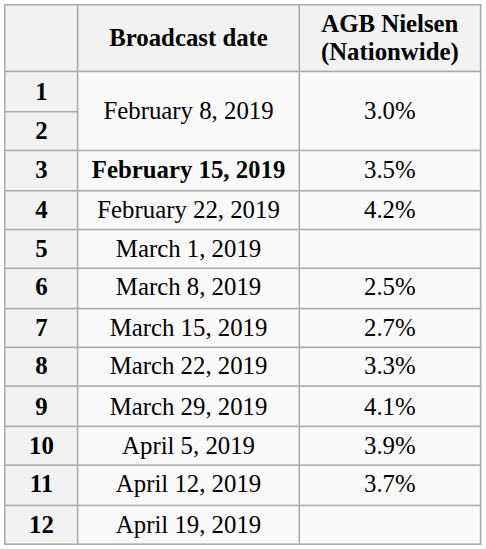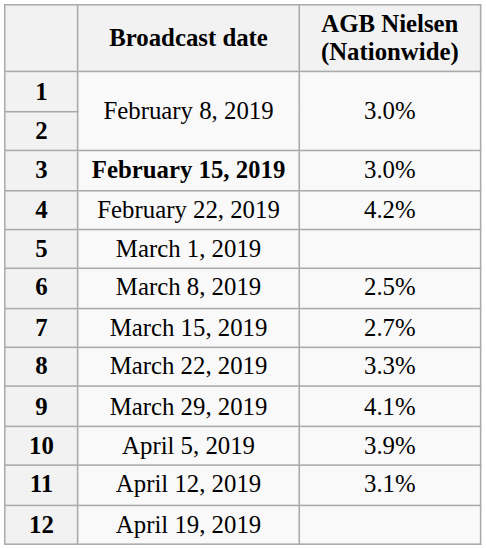(390, 170) 3.5% -> (390, 170) 3.0%
(390, 484) 3.7% -> (390, 484) 3.1%
